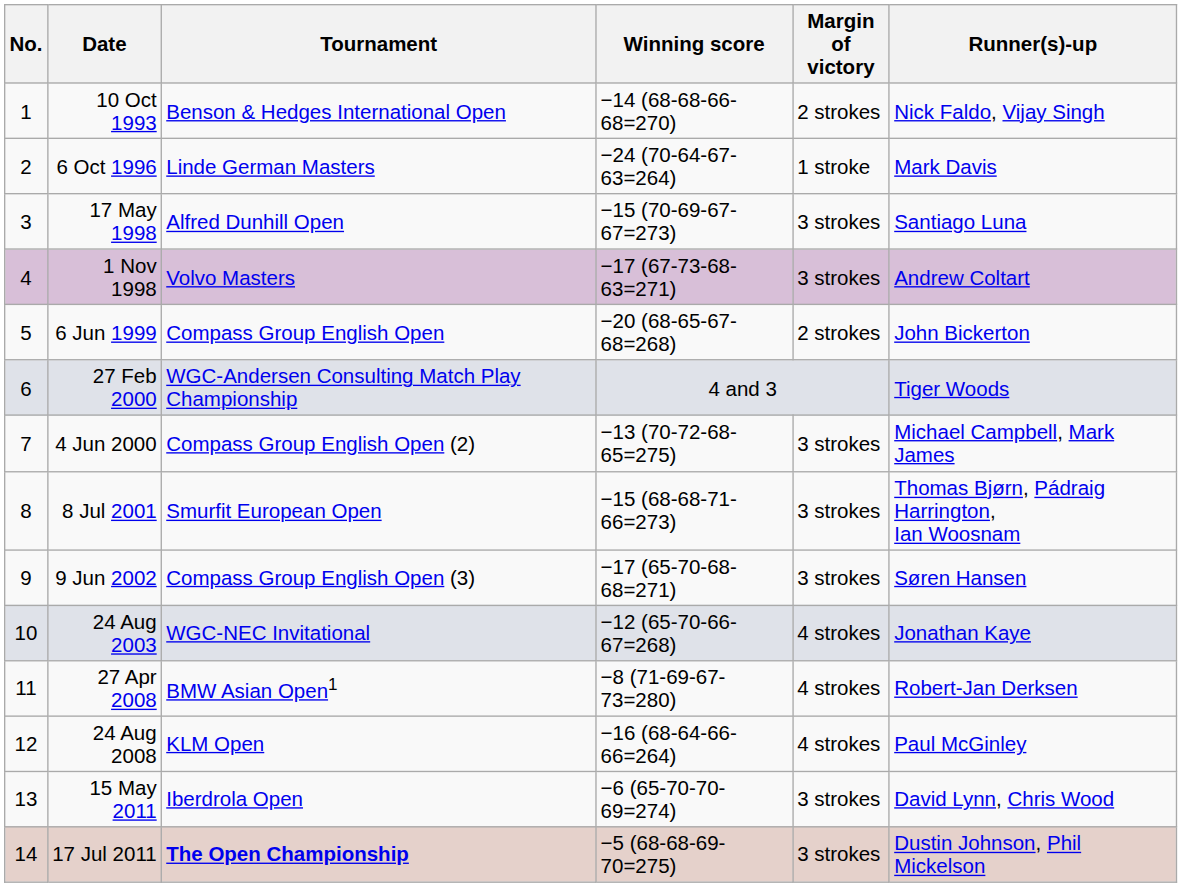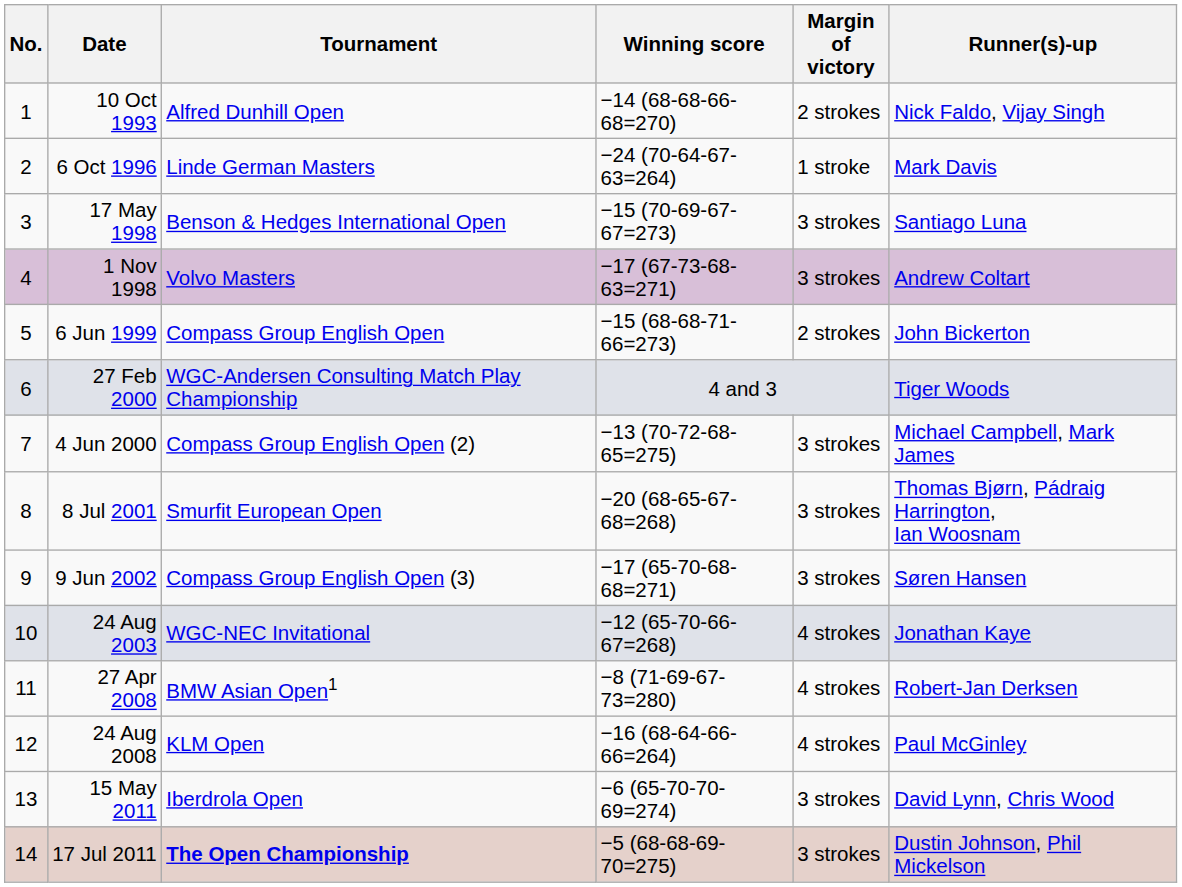(336, 111) Benson & Hedges International Open -> (255, 111) Alfred Dunhill Open
(255, 222) Alfred Dunhill Open -> (336, 222) Benson & Hedges International Open
(669, 333) −20 (68-65-67-68=268) -> (669, 333) −15 (68-68-71-66=273)
(669, 510) −15 (68-68-71-66=273) -> (669, 510) −20 (68-65-67-68=268)
